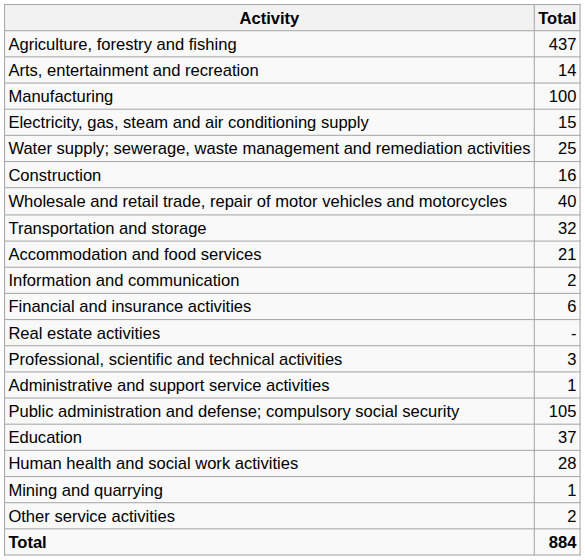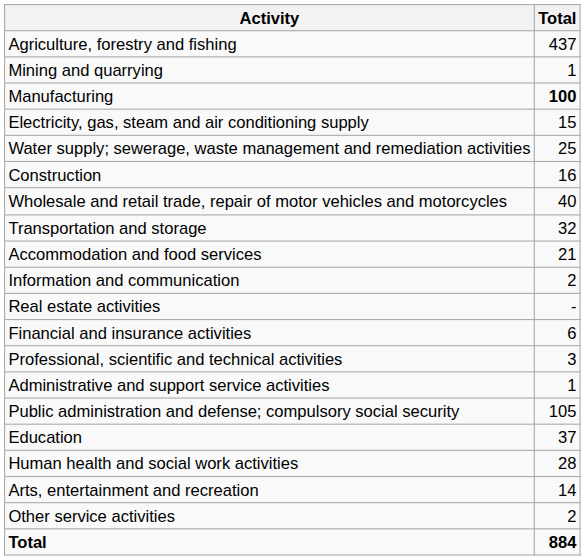rows swapped: (86, 490) <-> (134, 70)
(563, 97) normal -> (563, 97) bold
rows swapped: (130, 306) <-> (84, 333)
